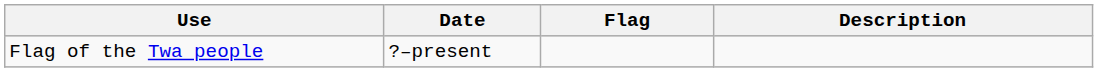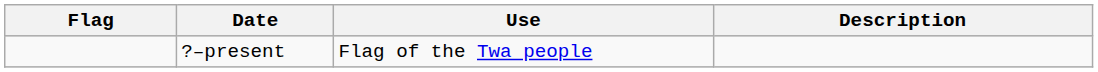columns swapped: (627, 20) <-> (194, 20)
